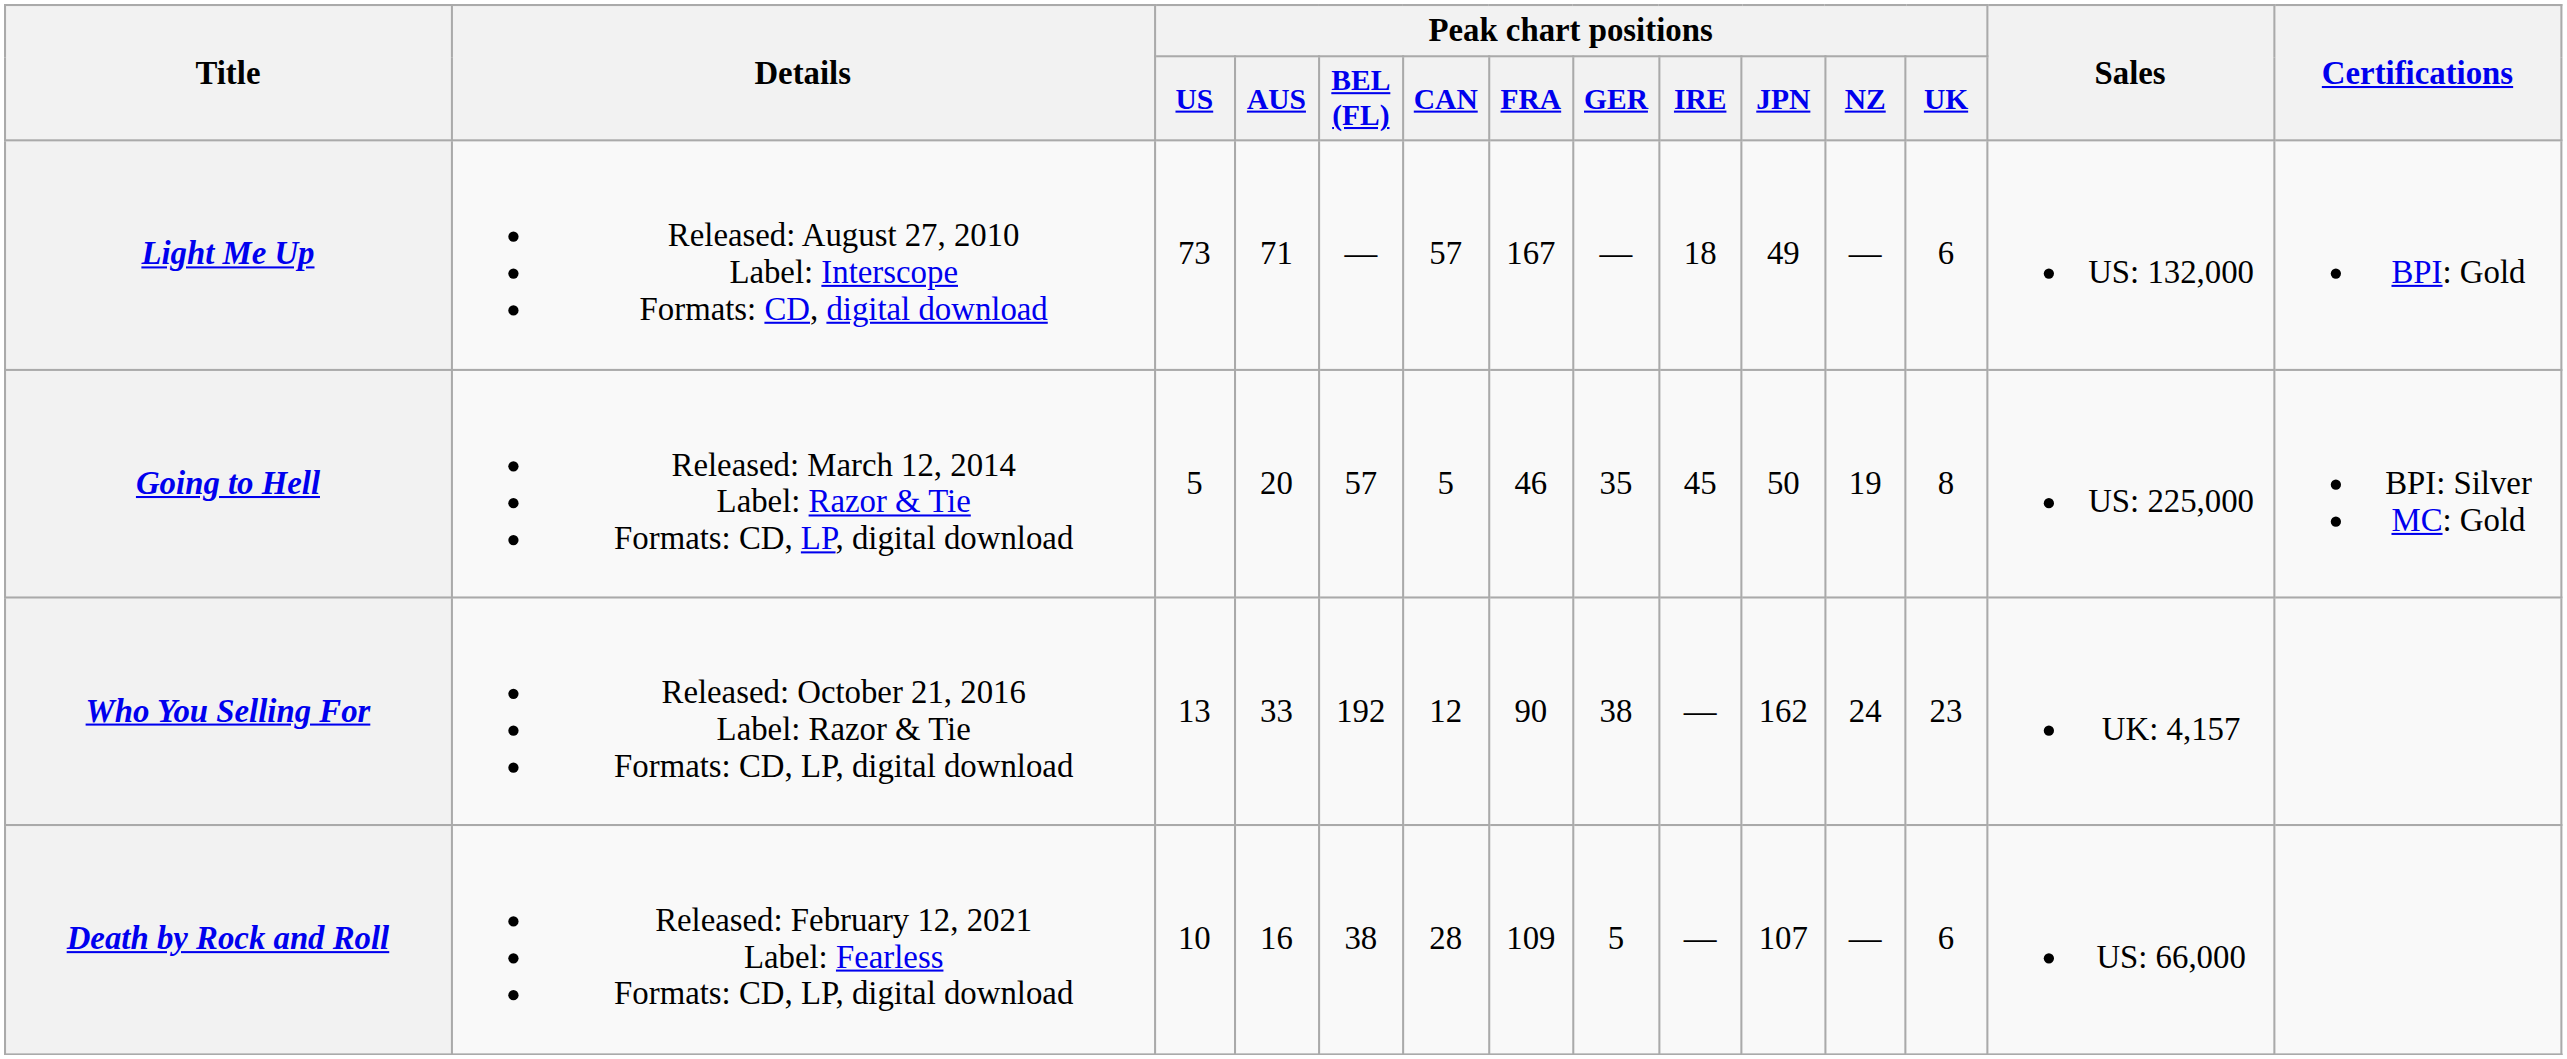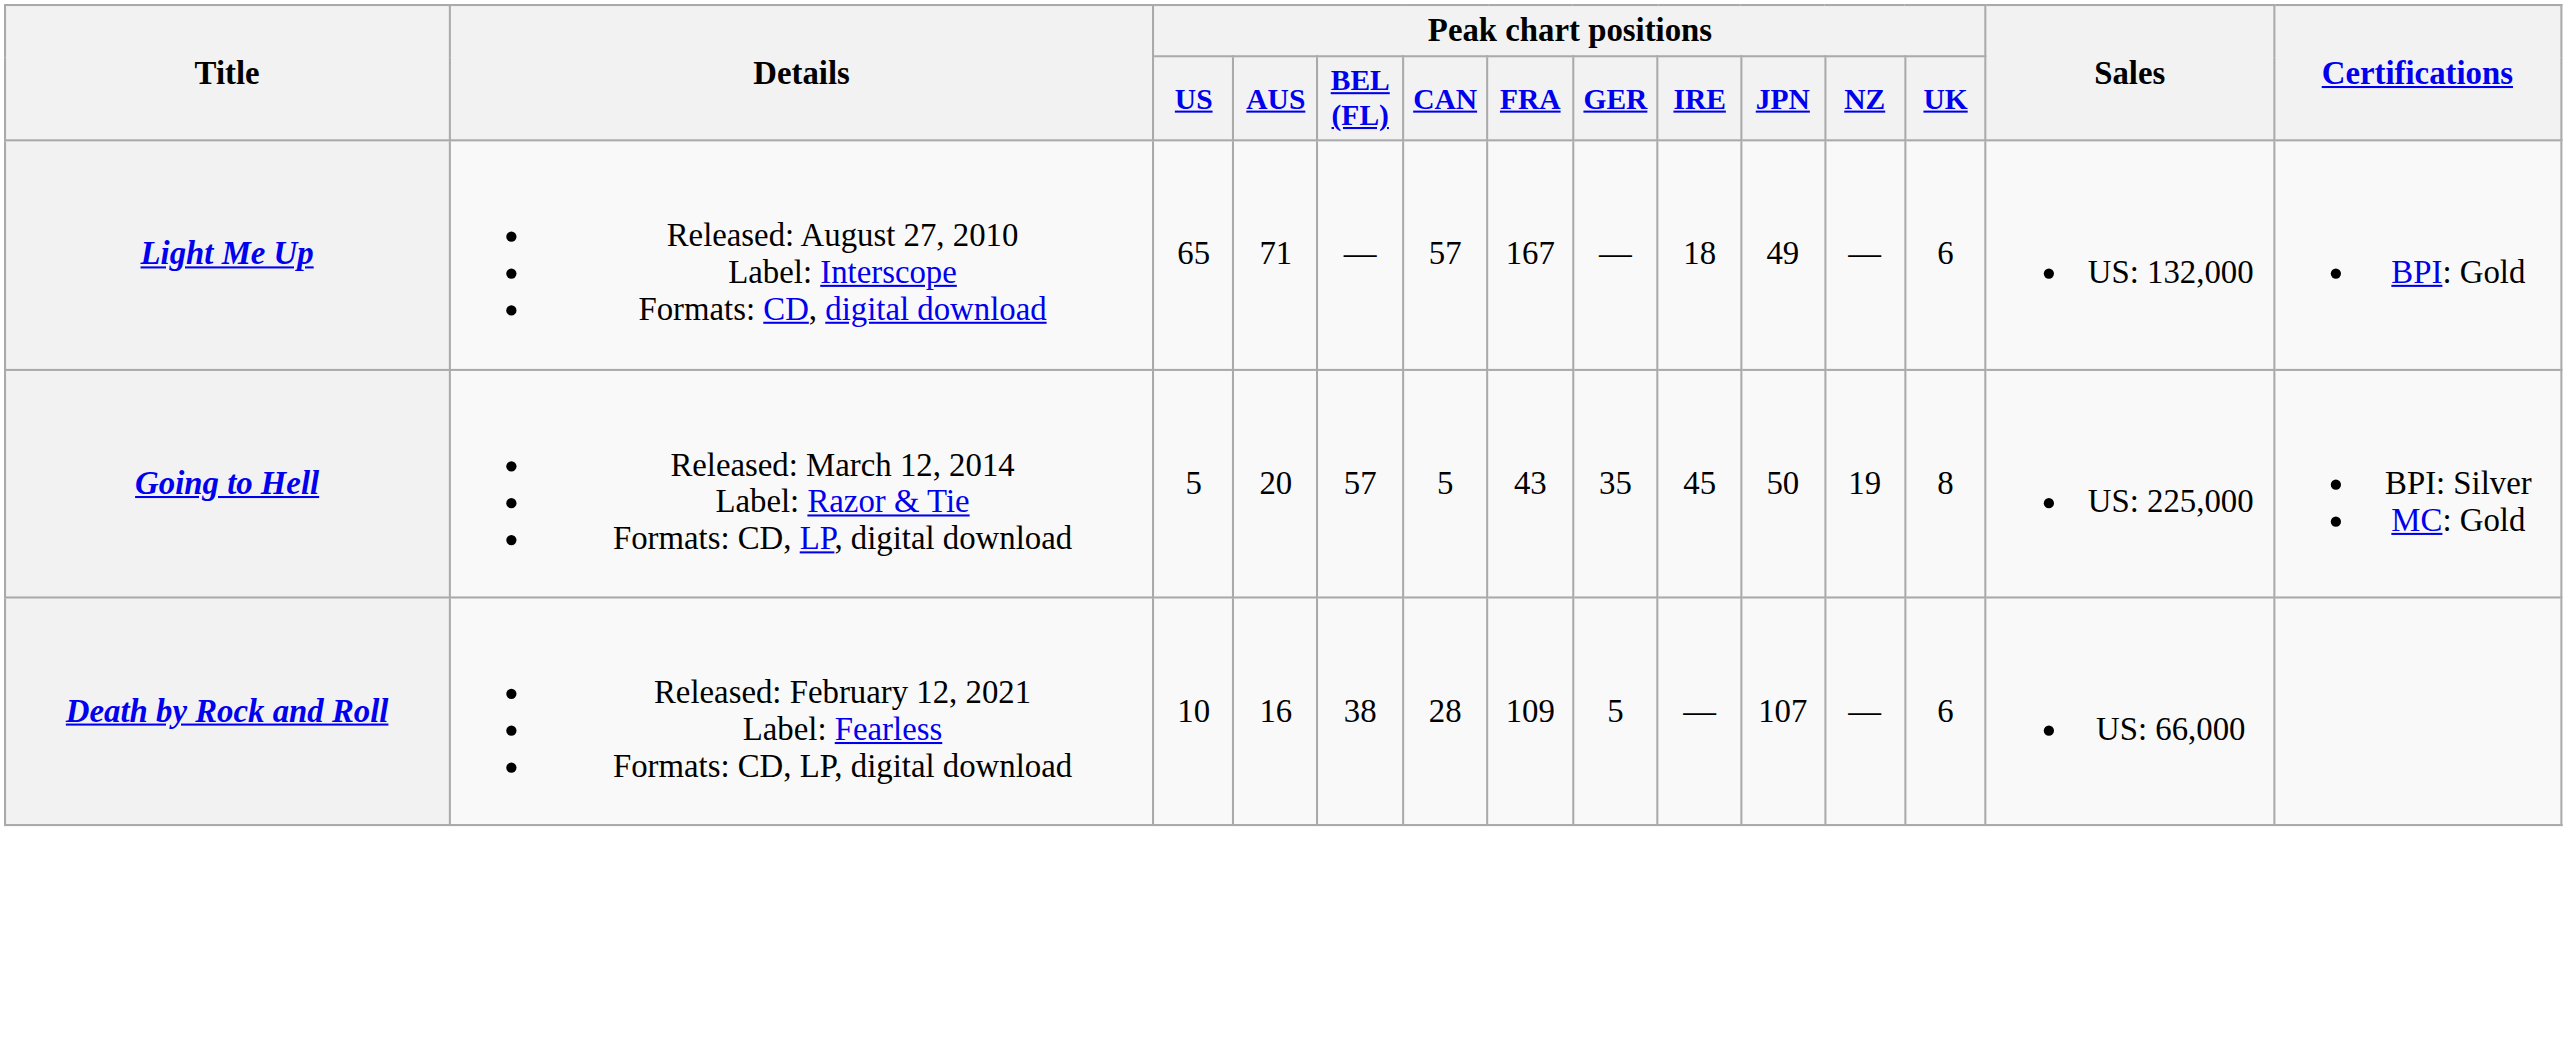(1194, 254) 73 -> (1194, 254) 65
(1531, 482) 46 -> (1530, 482) 43
- row: (228, 710)
